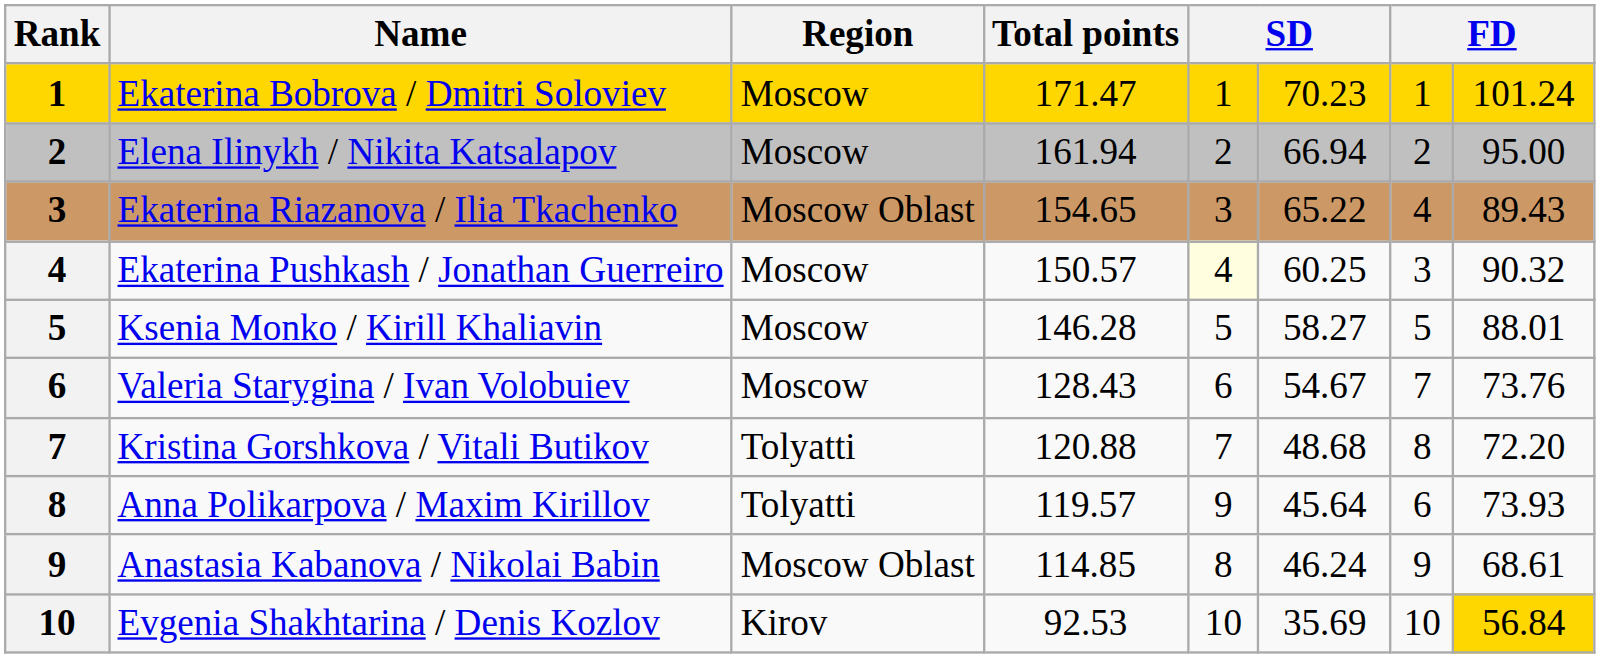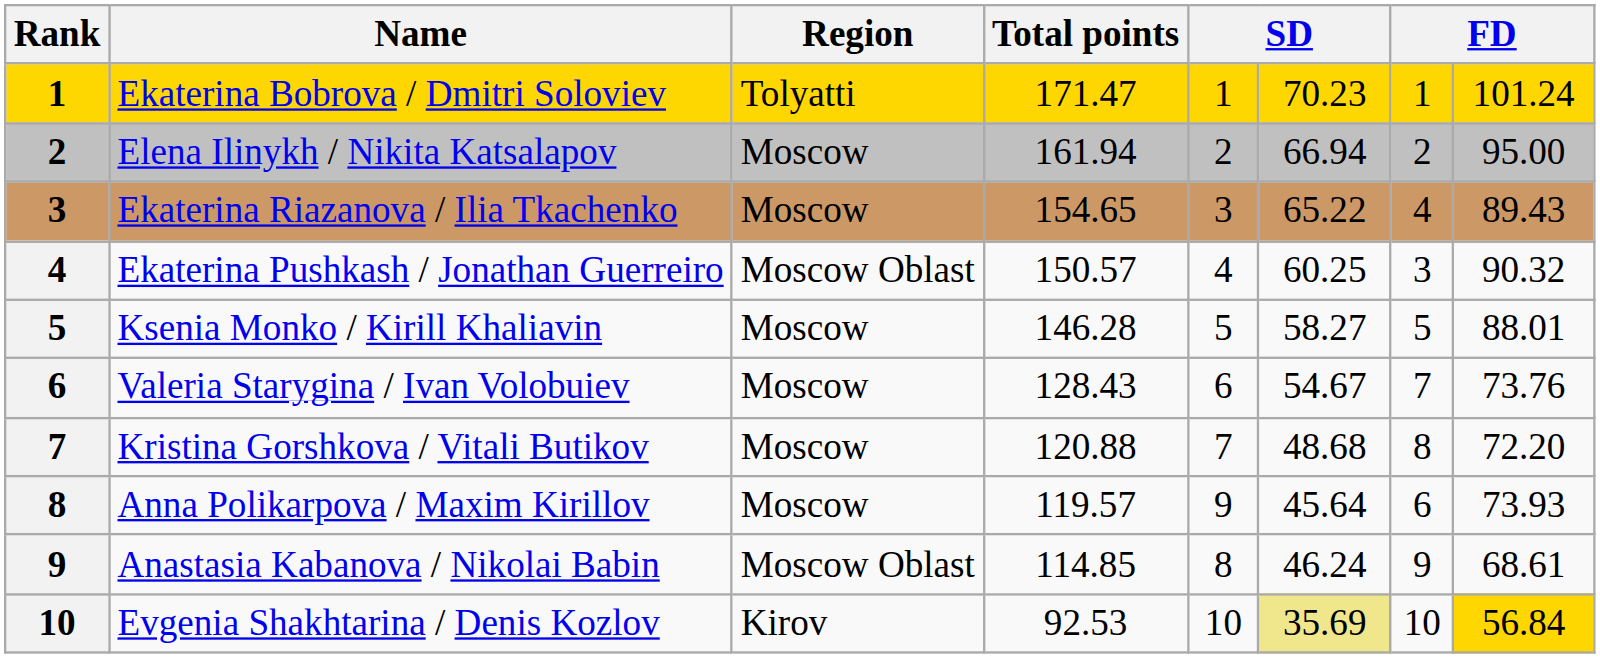(805, 92) Moscow -> (798, 92) Tolyatti
(858, 210) Moscow Oblast -> (805, 210) Moscow
(805, 269) Moscow -> (858, 269) Moscow Oblast
(1223, 269) lightyellow background -> (1223, 269) no background
(798, 446) Tolyatti -> (805, 446) Moscow
(798, 504) Tolyatti -> (805, 504) Moscow
(1325, 622) no background -> (1325, 622) khaki background
